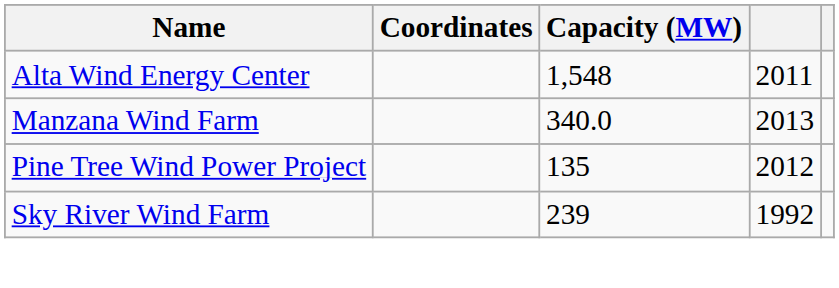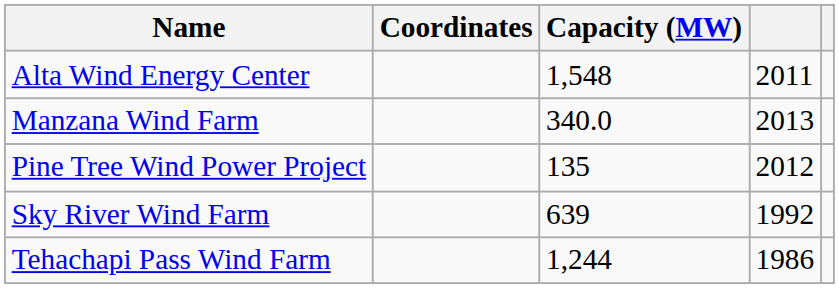(568, 213) 239 -> (568, 213) 639
+ row: (171, 259)
